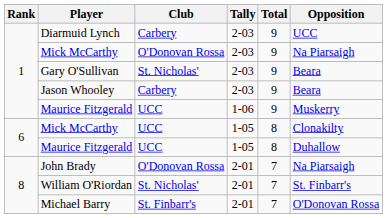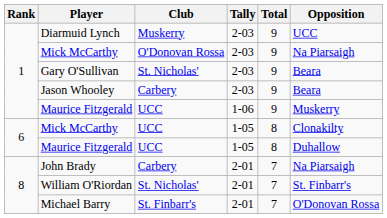(157, 33) Carbery -> (161, 33) Muskerry
(181, 166) O'Donovan Rossa -> (157, 166) Carbery
